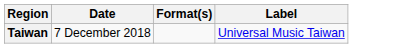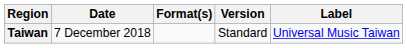+ column: (243, 14)
